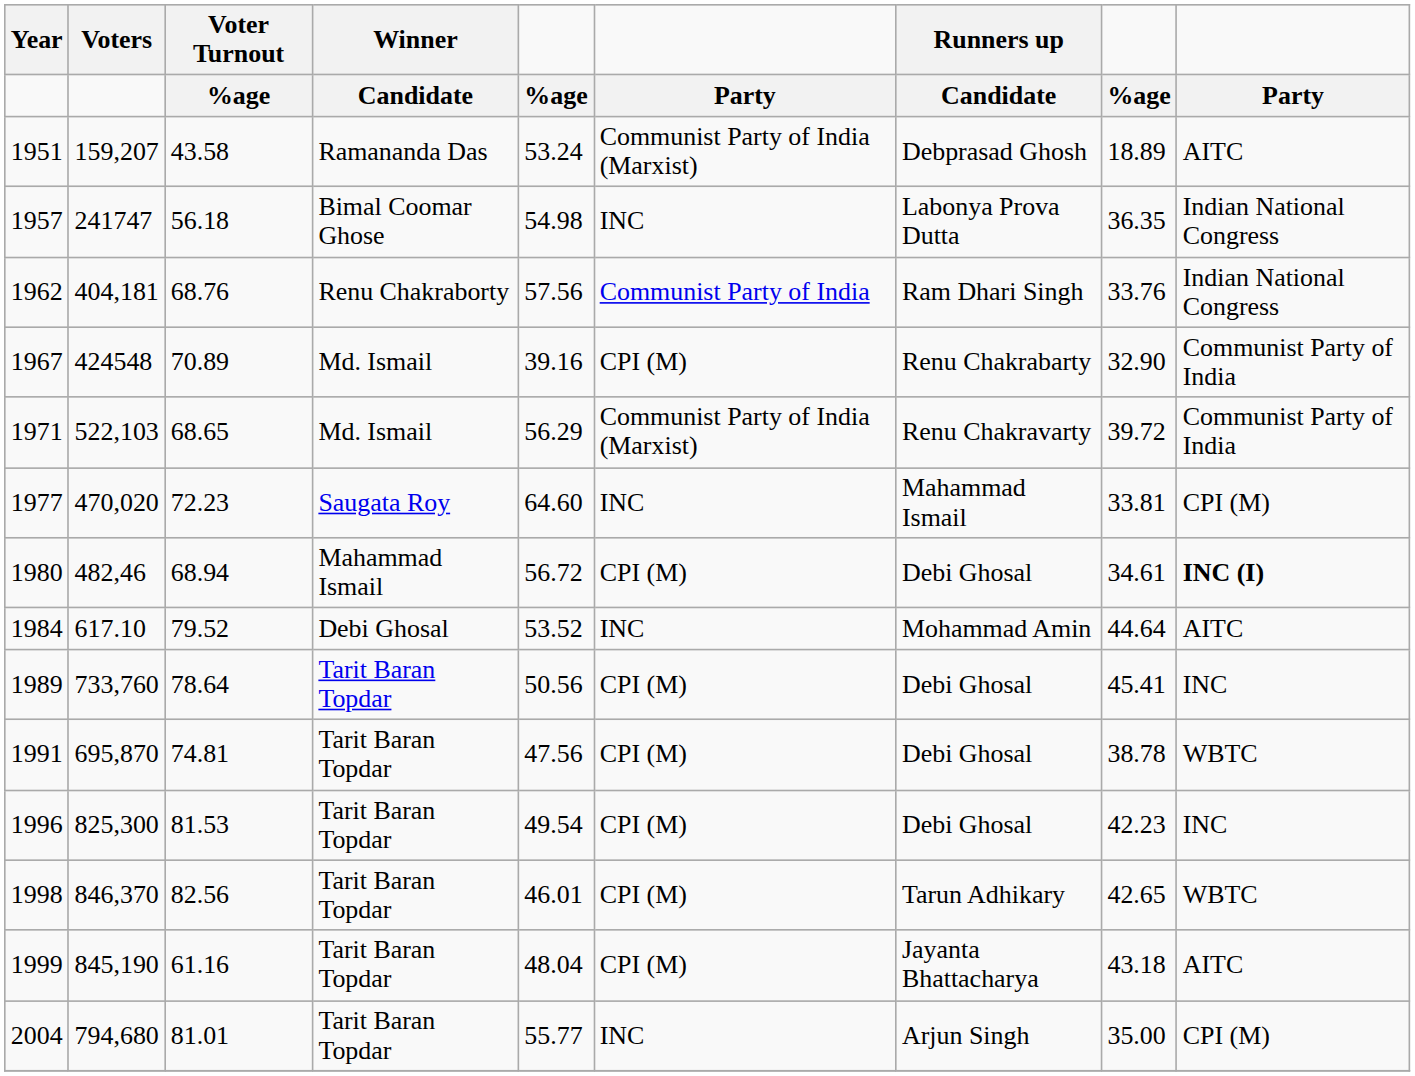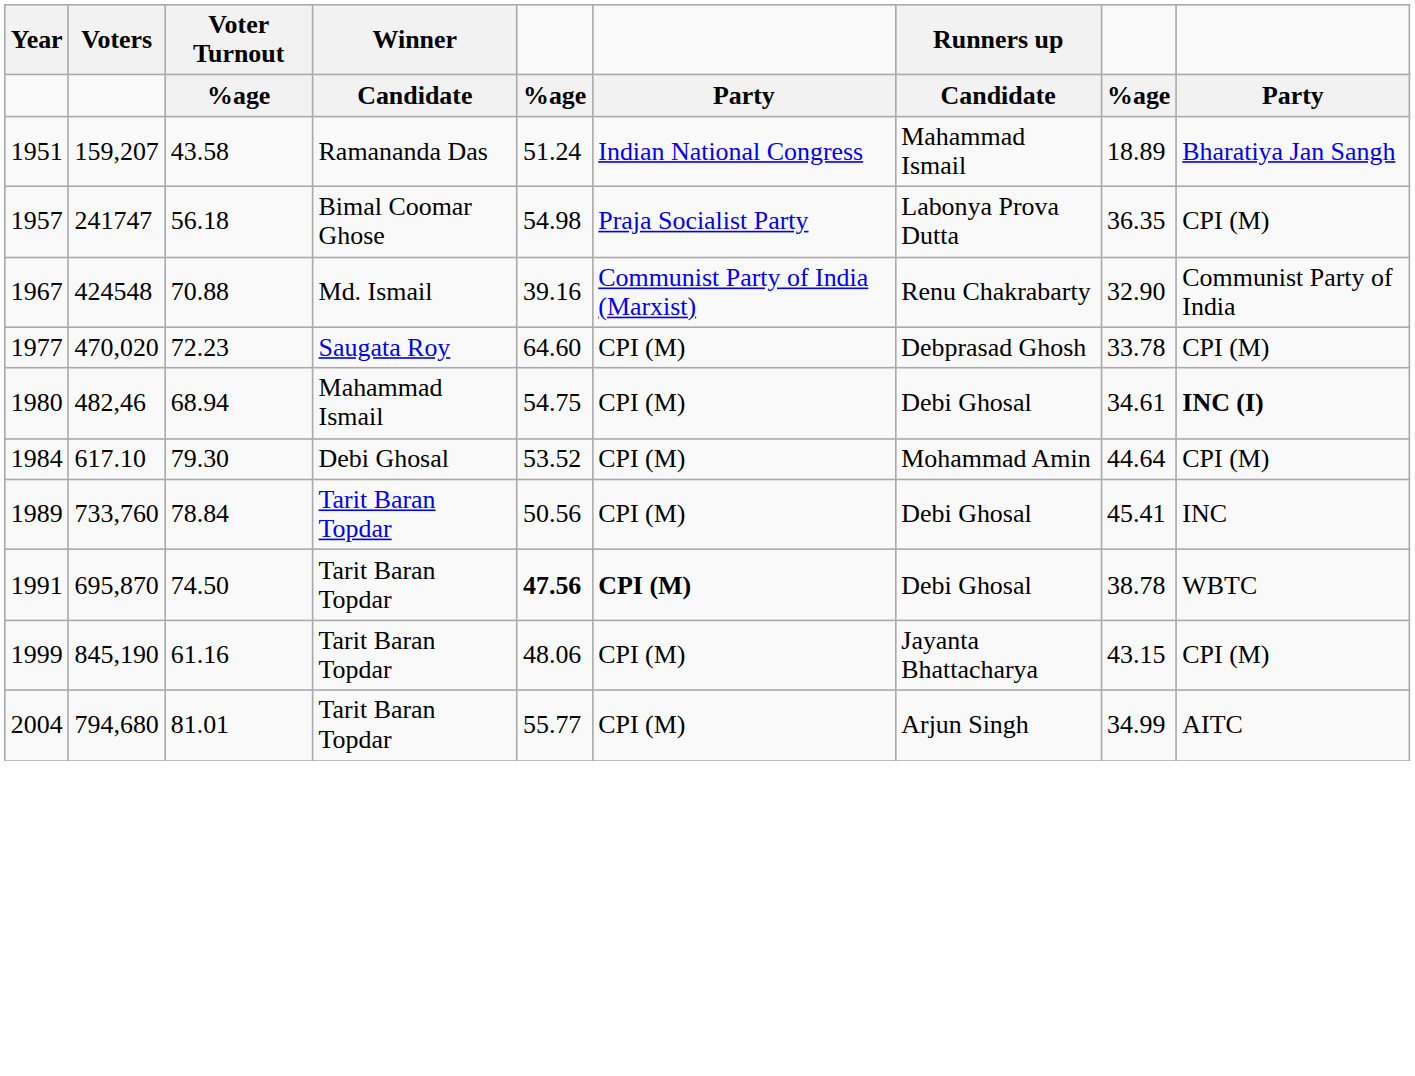(554, 151) 53.24 -> (552, 151) 51.24
(735, 151) Communist Party of India (Marxist) -> (731, 151) Indian National Congress
(994, 151) Debprasad Ghosh -> (963, 151) Mahammad Ismail
(1213, 151) AITC -> (1289, 151) Bharatiya Jan Sangh
(622, 221) INC -> (703, 221) Praja Socialist Party
(1264, 221) Indian National Congress -> (1226, 221) CPI (M)
- row: (37, 291)
(200, 361) 70.89 -> (200, 291) 70.88
(643, 361) CPI (M) -> (733, 291) Communist Party of India (Marxist)
- row: (37, 432)
(622, 502) INC -> (642, 347) CPI (M)
(964, 502) Mahammad Ismail -> (994, 347) Debprasad Ghosh
(1137, 502) 33.81 -> (1136, 347) 33.78
(554, 572) 56.72 -> (552, 402) 54.75
(200, 628) 79.52 -> (200, 458) 79.30
(622, 628) INC -> (642, 458) CPI (M)
(1213, 628) AITC -> (1226, 458) CPI (M)
(200, 683) 78.64 -> (200, 514) 78.84
(200, 754) 74.81 -> (200, 584) 74.50
(554, 754) normal -> (552, 584) bold
(643, 754) normal -> (645, 584) bold
- row: (37, 824)
- row: (37, 894)
(554, 965) 48.04 -> (552, 654) 48.06
(1137, 965) 43.18 -> (1136, 654) 43.15
(1213, 965) AITC -> (1226, 654) CPI (M)
(622, 1035) INC -> (642, 725) CPI (M)
(1137, 1035) 35.00 -> (1136, 725) 34.99
(1226, 1035) CPI (M) -> (1213, 725) AITC
